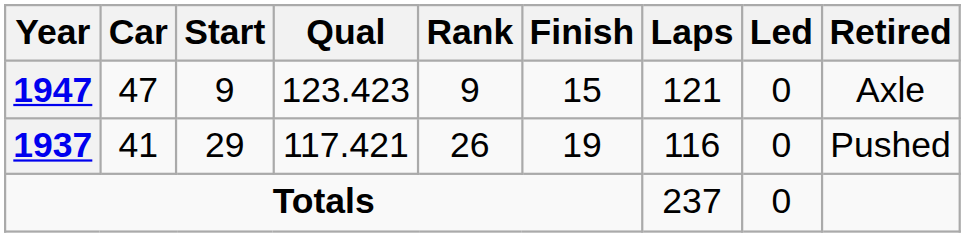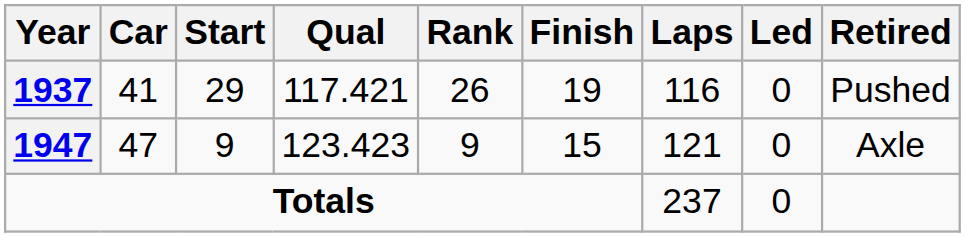rows swapped: (53, 145) <-> (53, 88)
